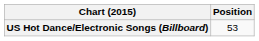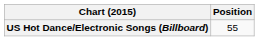(232, 28) 53 -> (232, 28) 55
